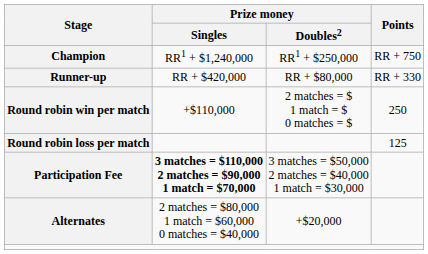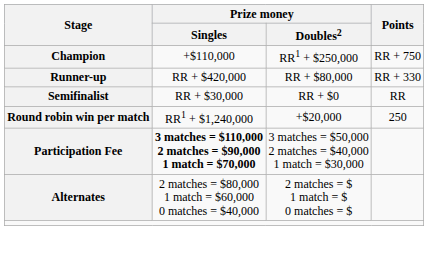(209, 56) RR1 + $1,240,000 -> (209, 56) +$110,000
+ row: (78, 96)
(209, 110) +$110,000 -> (209, 117) RR1 + $1,240,000
(319, 110) 2 matches = $ 1 match = $ 0 matches = $ -> (319, 117) +$20,000
- row: (78, 142)
(319, 221) +$20,000 -> (319, 197) 2 matches = $ 1 match = $ 0 matches = $
